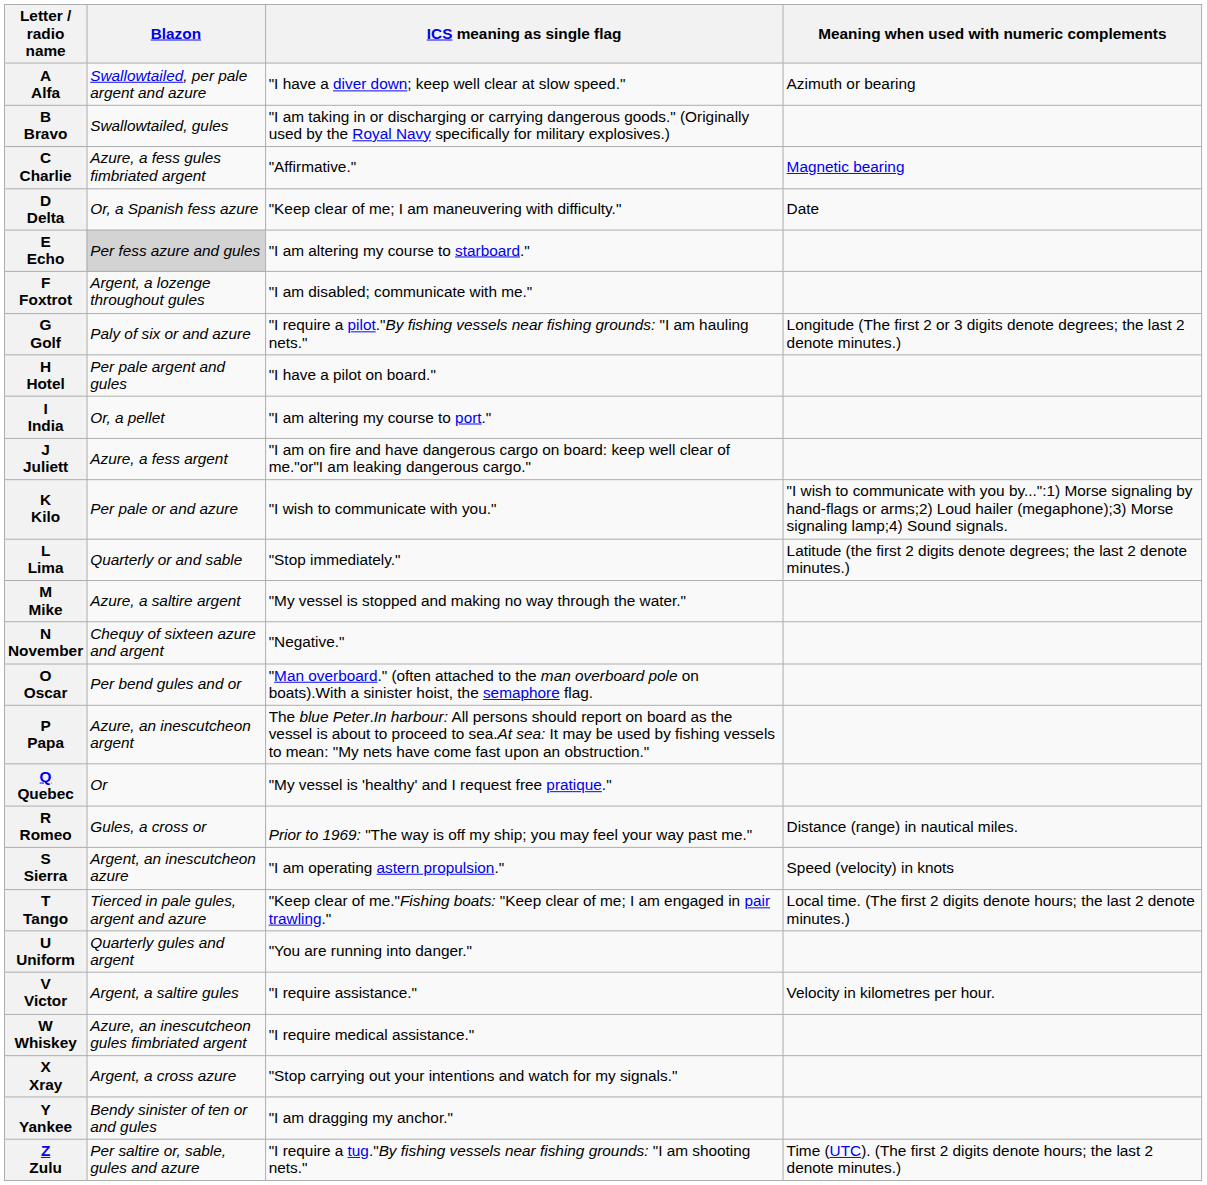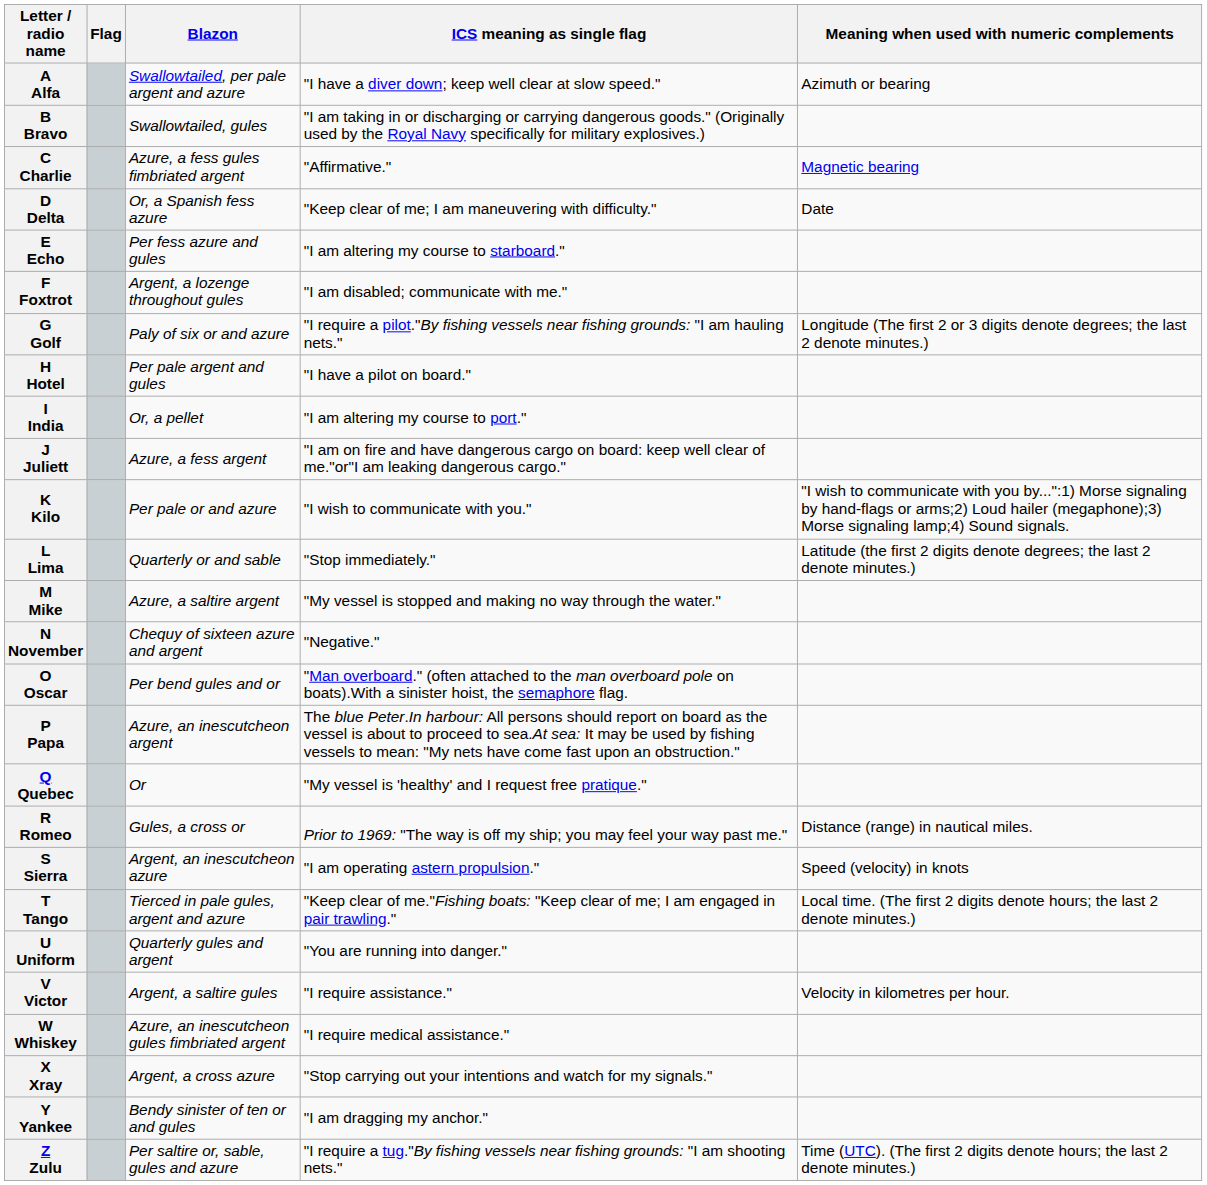+ column: (106, 33)
(175, 250) lightgrey background -> (193, 250) no background
